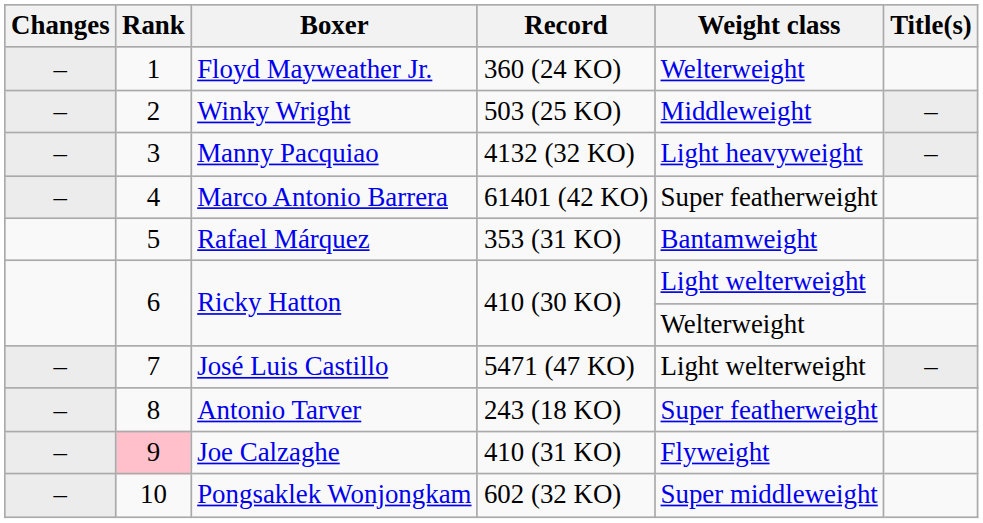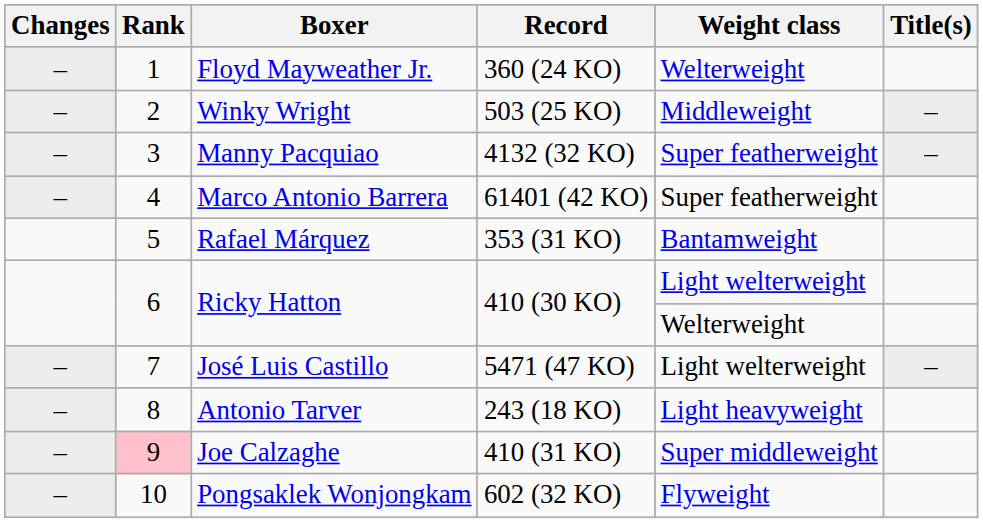(762, 153) Light heavyweight -> (769, 153) Super featherweight
(769, 409) Super featherweight -> (762, 409) Light heavyweight
(715, 452) Flyweight -> (769, 452) Super middleweight
(769, 494) Super middleweight -> (715, 494) Flyweight
